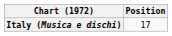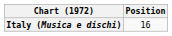(146, 25) 17 -> (146, 25) 16
